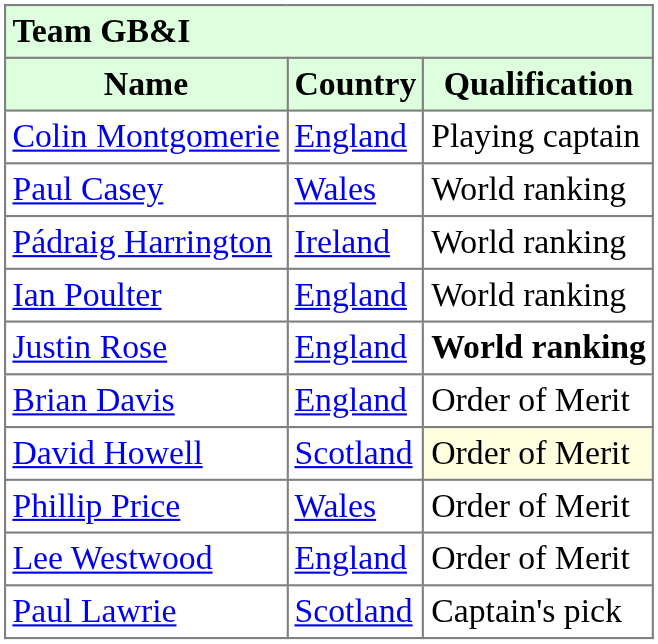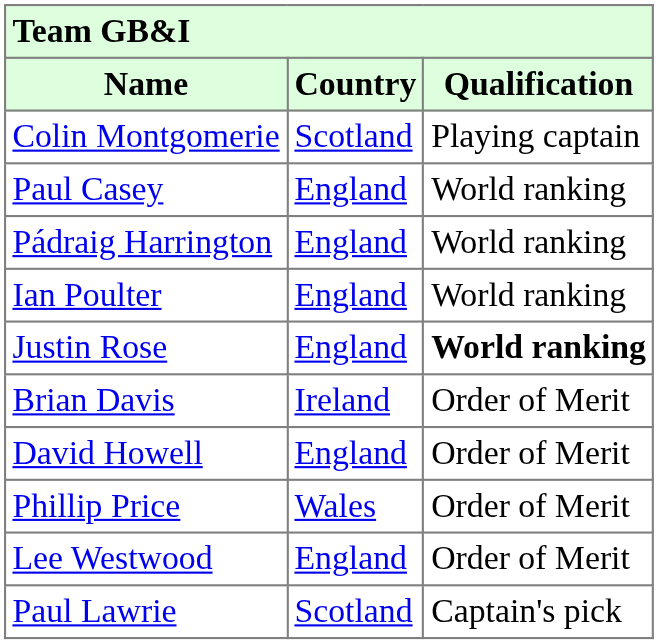(351, 136) England -> (354, 136) Scotland
(335, 189) Wales -> (351, 189) England
(342, 241) Ireland -> (351, 241) England
(351, 400) England -> (342, 400) Ireland
(354, 452) Scotland -> (351, 452) England
(531, 452) lightyellow background -> (531, 452) no background
